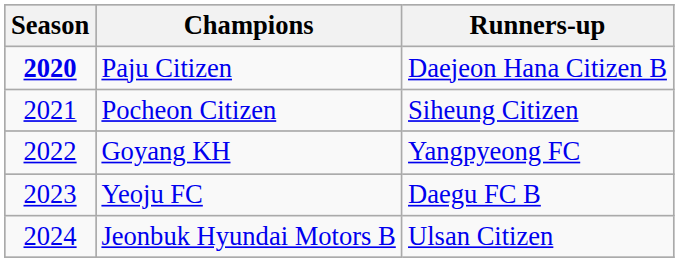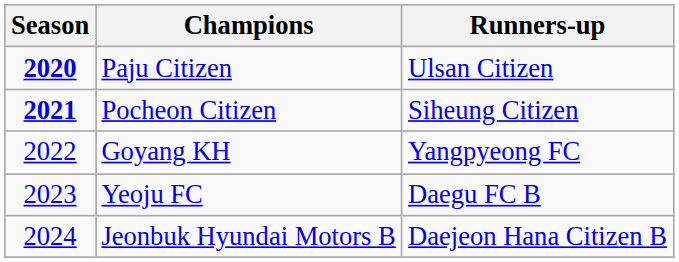(537, 67) Daejeon Hana Citizen B -> (481, 67) Ulsan Citizen
(50, 109) normal -> (50, 109) bold
(481, 236) Ulsan Citizen -> (537, 236) Daejeon Hana Citizen B
